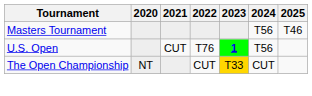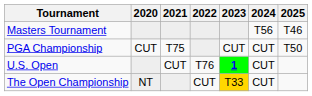+ row: (55, 48)
(263, 48) T56 -> (263, 65) CUT
